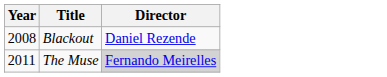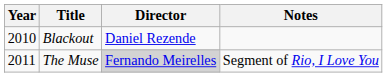+ column: (301, 15)
(22, 38) 2008 -> (22, 38) 2010
